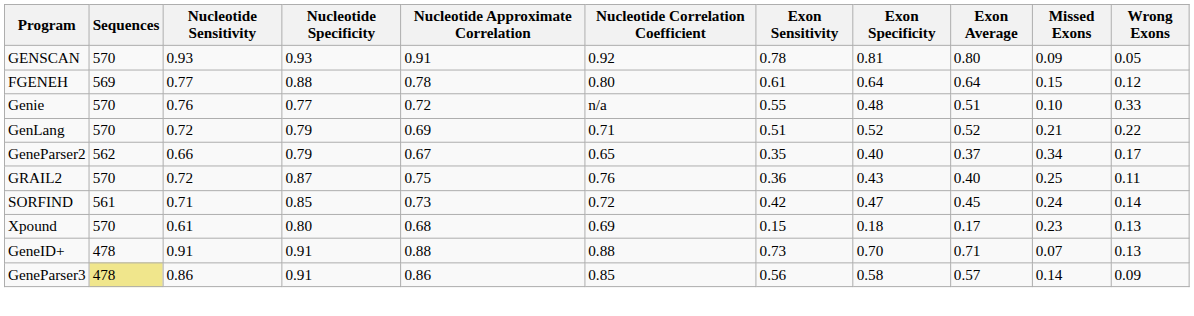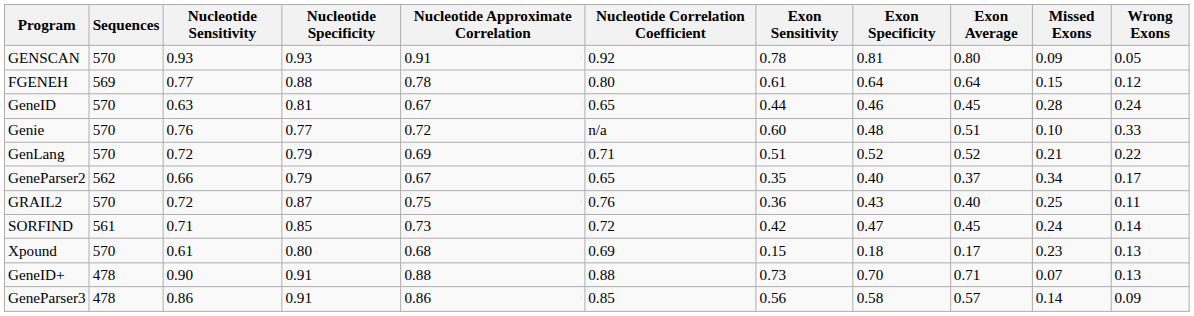+ row: (32, 105)
(773, 105) 0.55 -> (773, 130) 0.60
(180, 250) 0.91 -> (180, 274) 0.90
(104, 274) khaki background -> (104, 298) no background
